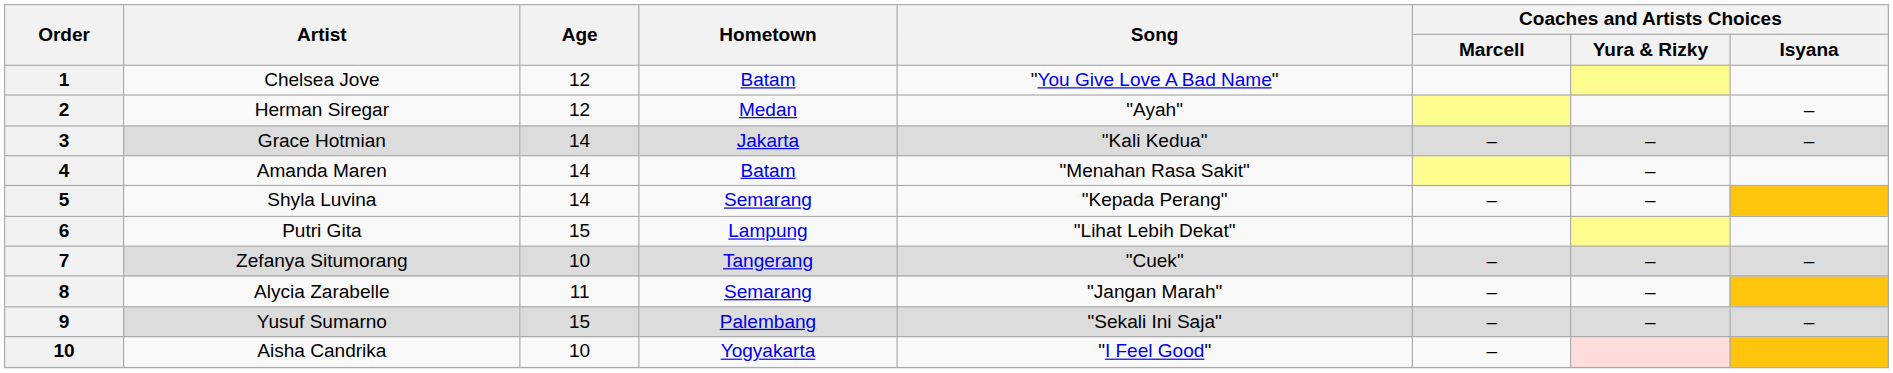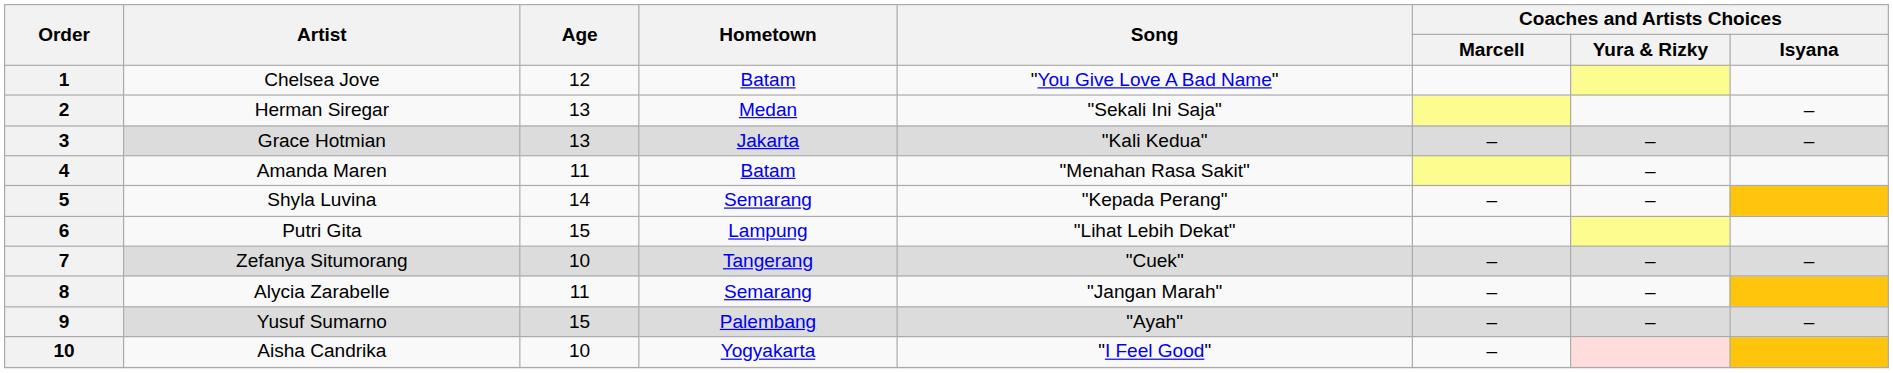(580, 110) 12 -> (580, 110) 13
(1155, 110) "Ayah" -> (1155, 110) "Sekali Ini Saja"
(580, 140) 14 -> (580, 140) 13
(580, 170) 14 -> (580, 170) 11
(1155, 321) "Sekali Ini Saja" -> (1155, 321) "Ayah"
